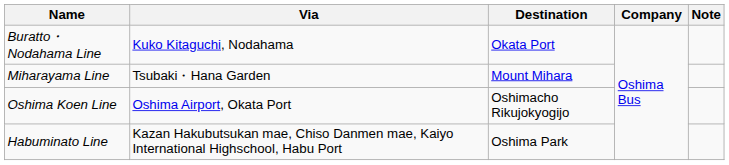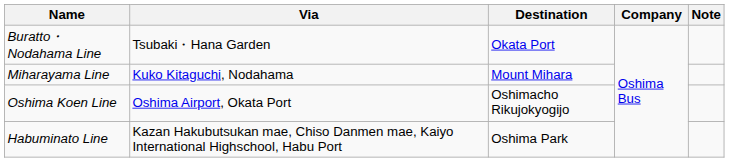(213, 44) Kuko Kitaguchi, Nodahama -> (201, 44) Tsubaki・Hana Garden
(201, 75) Tsubaki・Hana Garden -> (213, 74) Kuko Kitaguchi, Nodahama
